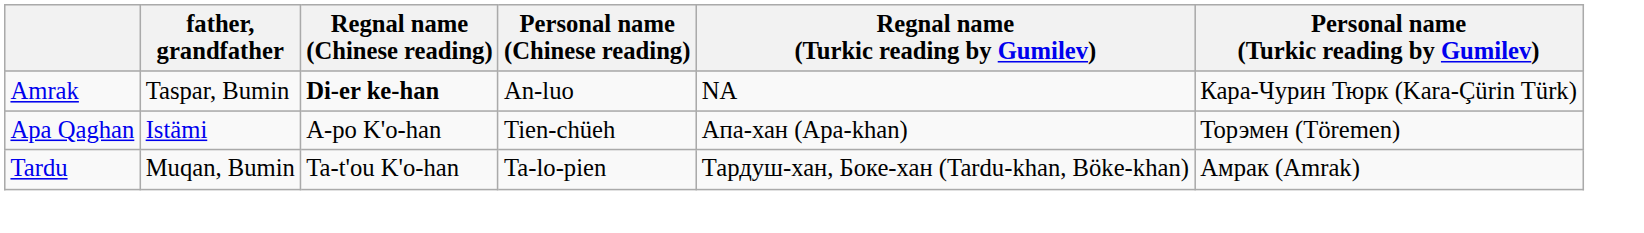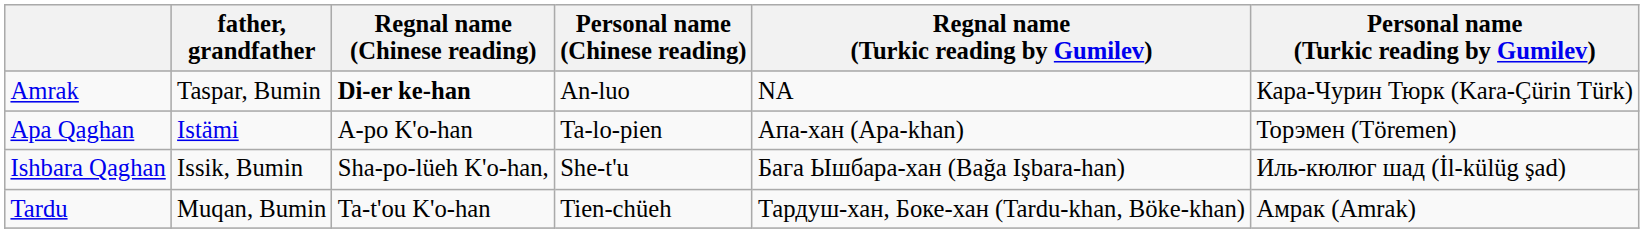(560, 129) Tien-chüeh -> (611, 129) Ta-lo-pien
+ row: (88, 168)
(555, 168) Ta-lo-pien -> (616, 208) Tien-chüeh
